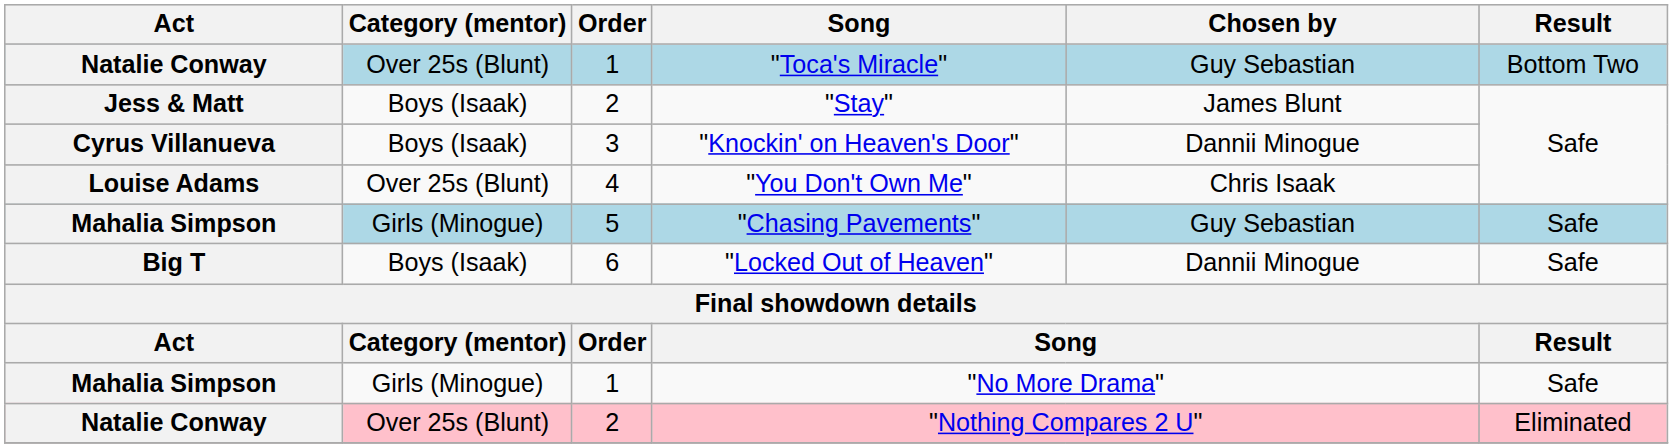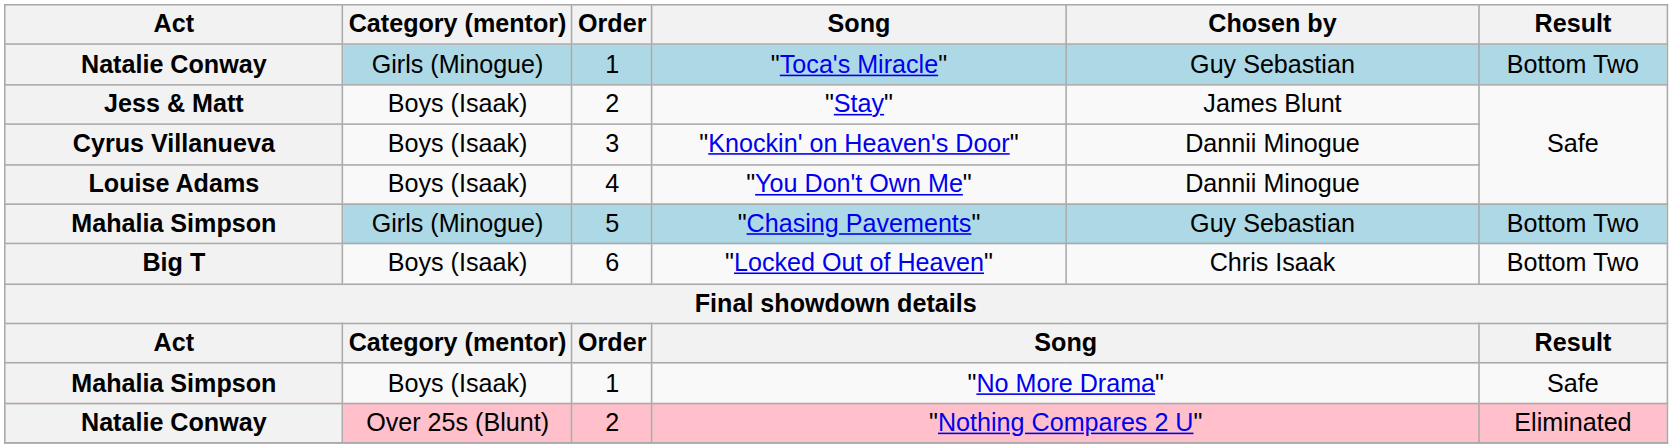(458, 64) Over 25s (Blunt) -> (458, 64) Girls (Minogue)
(458, 183) Over 25s (Blunt) -> (458, 183) Boys (Isaak)
(1272, 183) Chris Isaak -> (1272, 183) Dannii Minogue
(1573, 223) Safe -> (1573, 223) Bottom Two
(1272, 263) Dannii Minogue -> (1272, 263) Chris Isaak
(1573, 263) Safe -> (1573, 263) Bottom Two
(458, 382) Girls (Minogue) -> (458, 382) Boys (Isaak)
